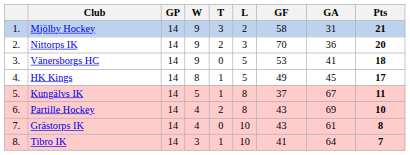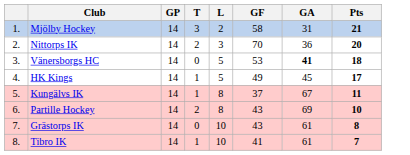- column: (197, 12)
(331, 61) normal -> (307, 61) bold
(331, 142) 64 -> (307, 142) 61
